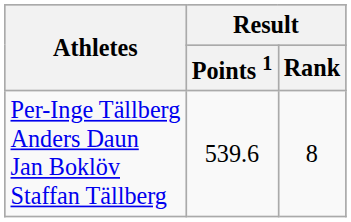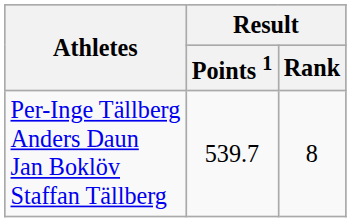(232, 153) 539.6 -> (232, 153) 539.7
